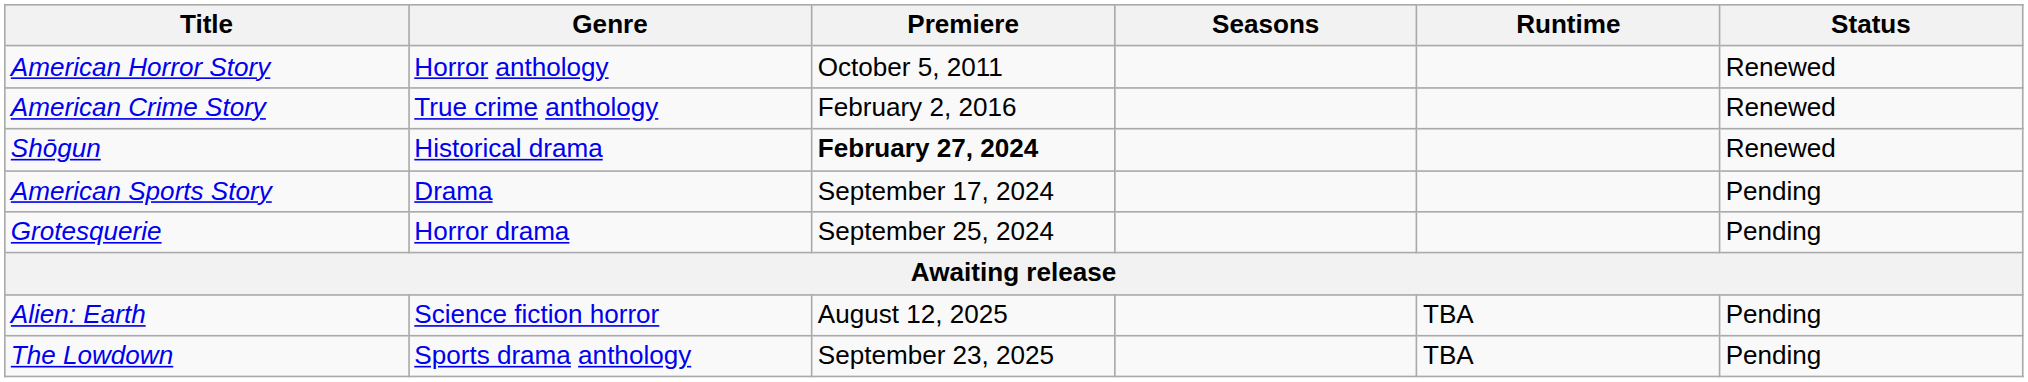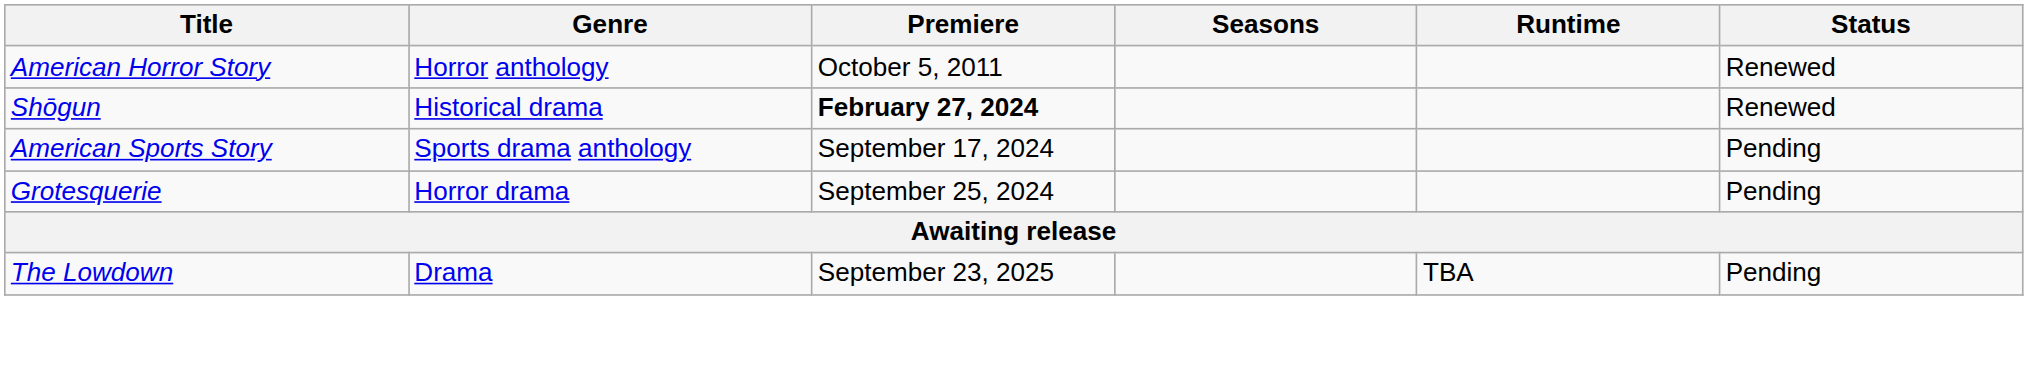- row: (138, 107)
(453, 190) Drama -> (553, 149) Sports drama anthology
- row: (78, 314)
(553, 356) Sports drama anthology -> (453, 273) Drama
